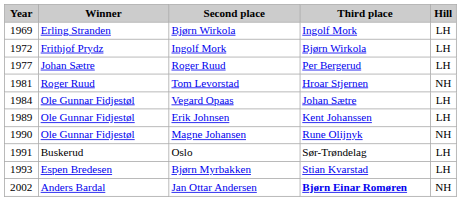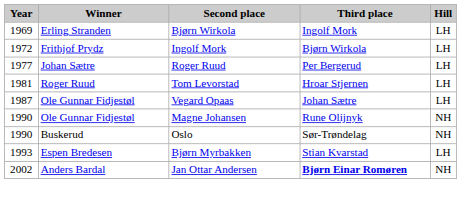(443, 83) NH -> (443, 83) LH
(21, 100) 1984 -> (21, 100) 1987
- row: (200, 117)
(21, 152) 1991 -> (21, 135) 1990
(443, 152) LH -> (443, 135) NH
